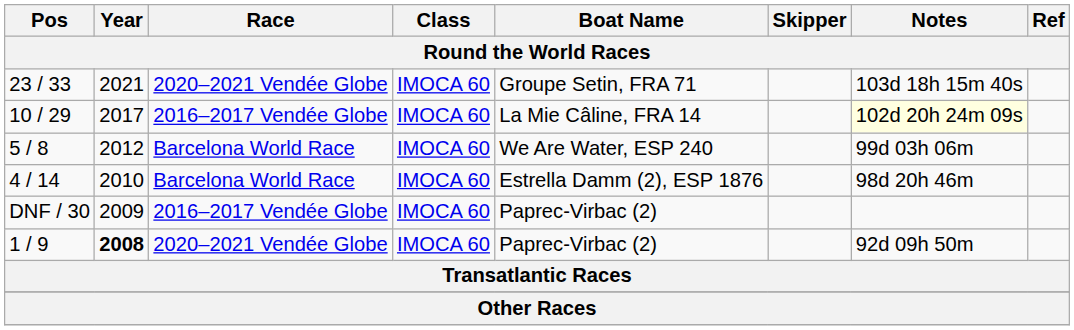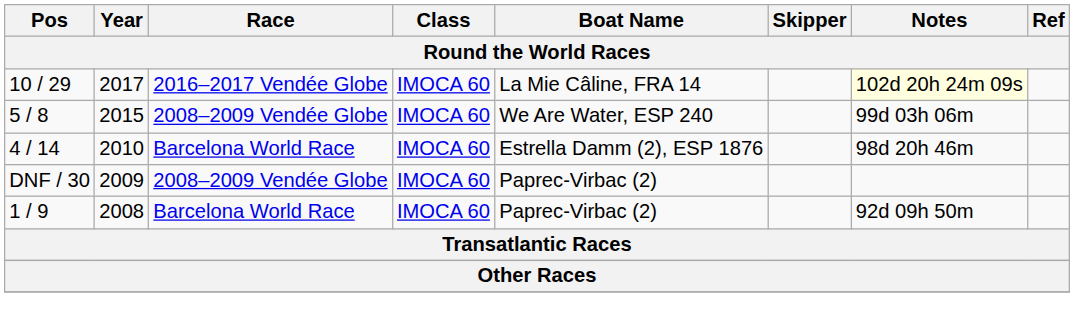- row: (40, 84)
(122, 148) 2012 -> (122, 116) 2015
(254, 148) Barcelona World Race -> (271, 116) 2008–2009 Vendée Globe
(271, 212) 2016–2017 Vendée Globe -> (271, 180) 2008–2009 Vendée Globe
(122, 244) bold -> (122, 212) normal
(271, 244) 2020–2021 Vendée Globe -> (254, 212) Barcelona World Race
